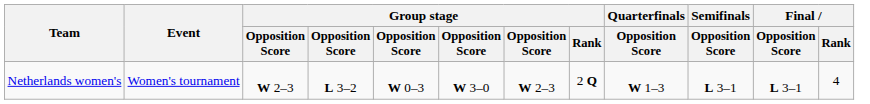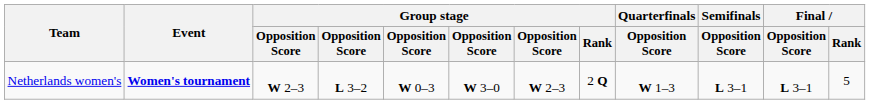(184, 80) normal -> (189, 80) bold
(836, 80) 4 -> (847, 80) 5
